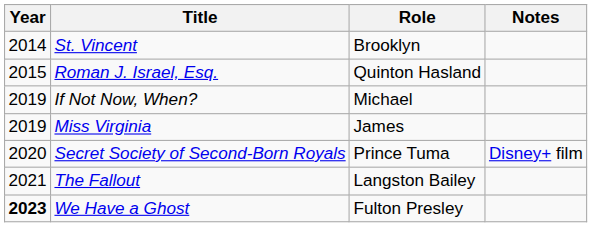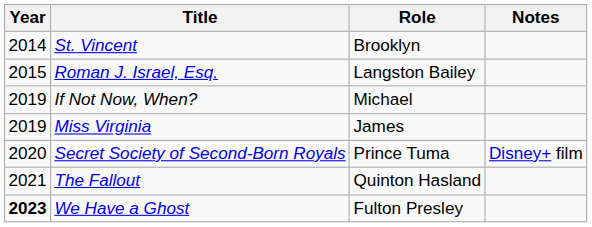(417, 72) Quinton Hasland -> (414, 72) Langston Bailey
(414, 180) Langston Bailey -> (417, 180) Quinton Hasland
